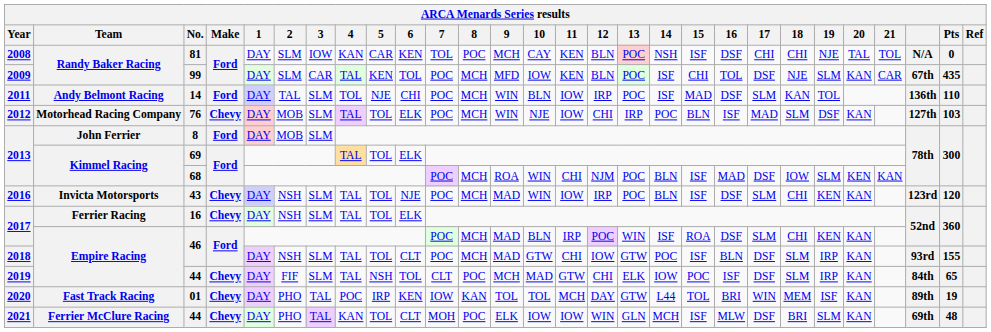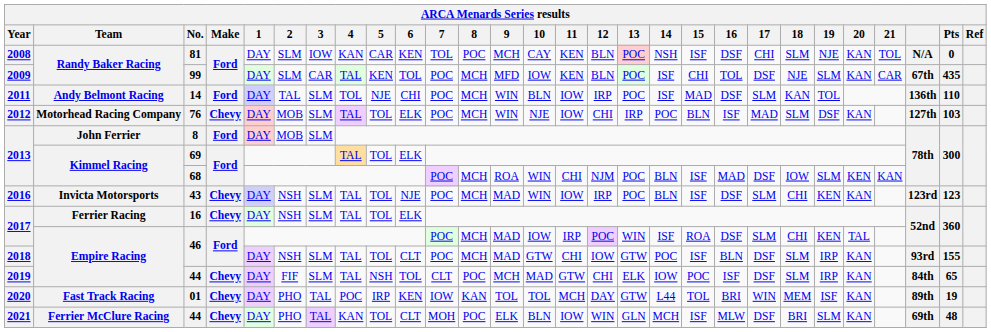(797, 54) CHI -> (797, 54) SLM
(859, 54) TAL -> (859, 54) KAN
(952, 195) 120 -> (952, 195) 123
(539, 236) BLN -> (539, 236) IOW
(859, 236) KAN -> (859, 236) TAL
(539, 316) IOW -> (539, 316) BLN
